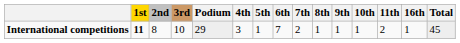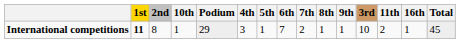columns swapped: (182, 13) <-> (365, 13)
